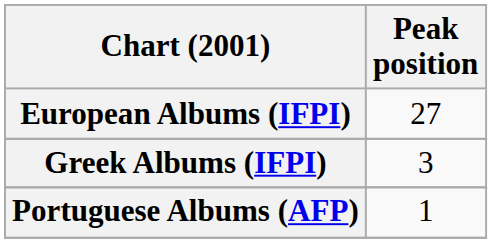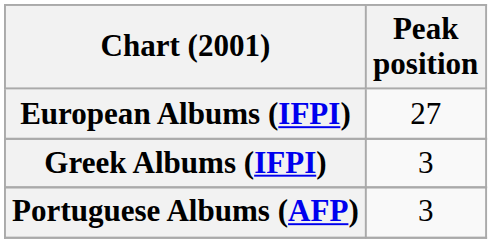(426, 211) 1 -> (426, 211) 3
